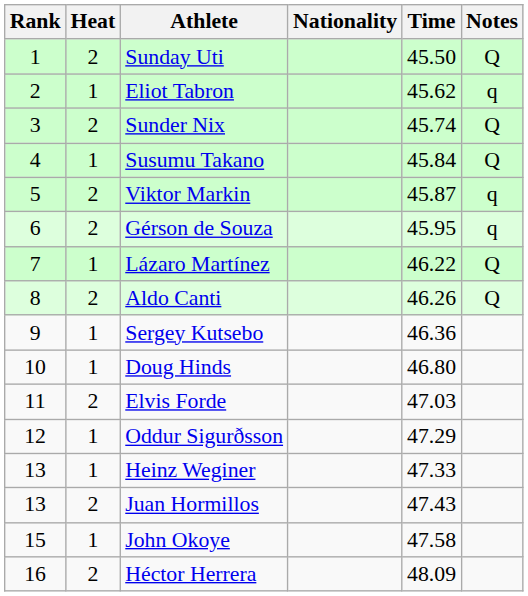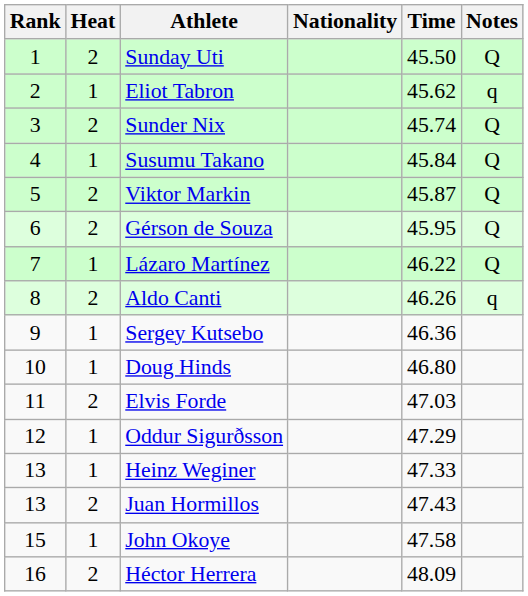(492, 194) q -> (492, 194) Q
(492, 228) q -> (492, 228) Q
(492, 297) Q -> (492, 297) q
